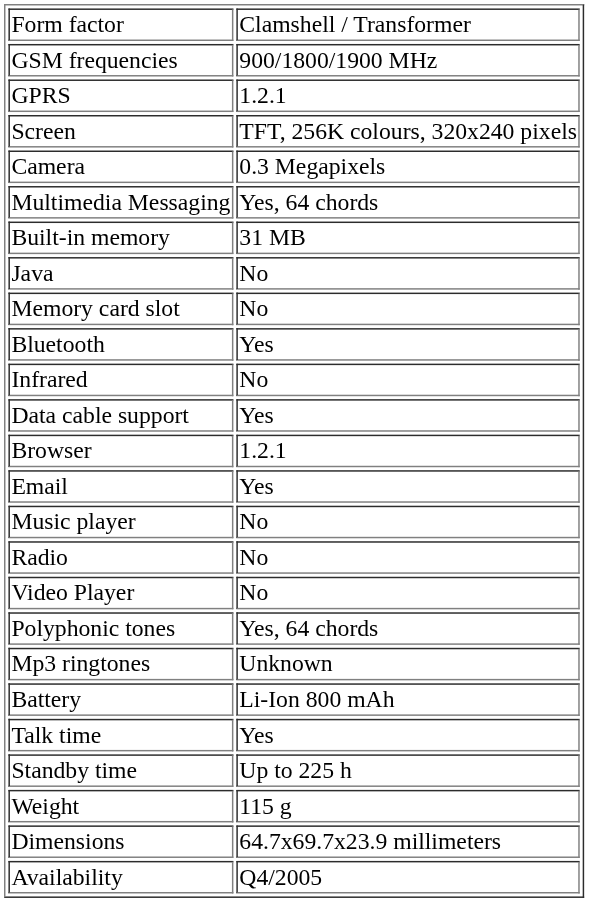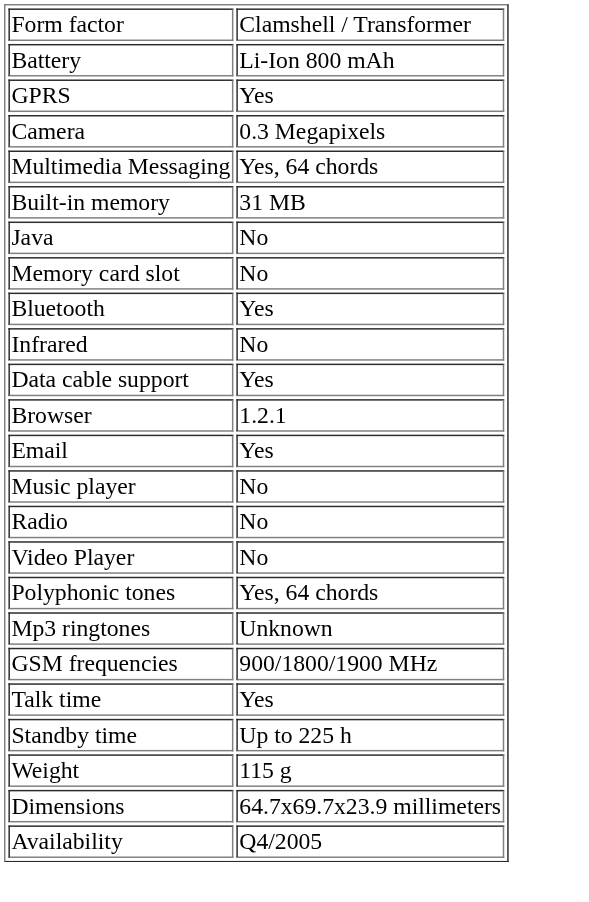rows swapped: (95, 60) <-> (46, 699)
(263, 95) 1.2.1 -> (257, 95) Yes
- row: (44, 131)
